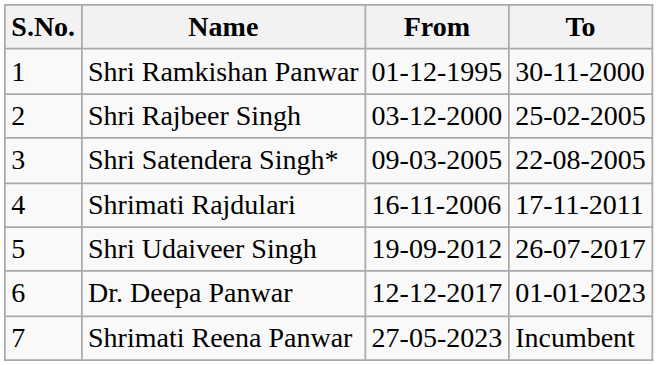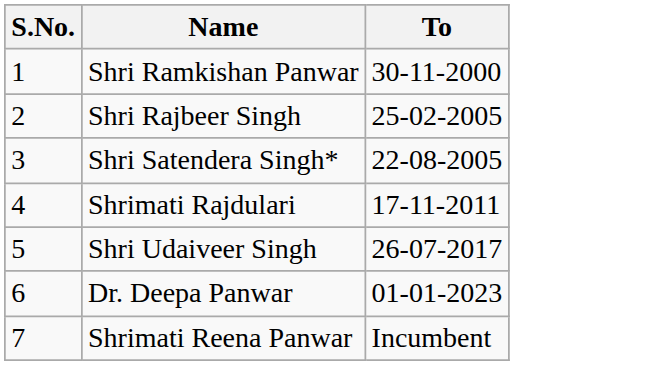- column: (437, 26)
